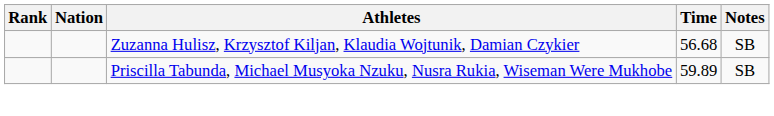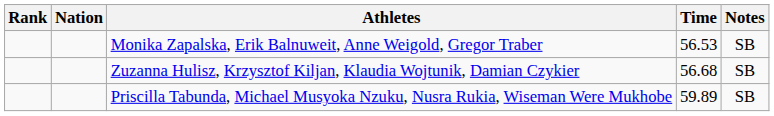+ row: (327, 44)
